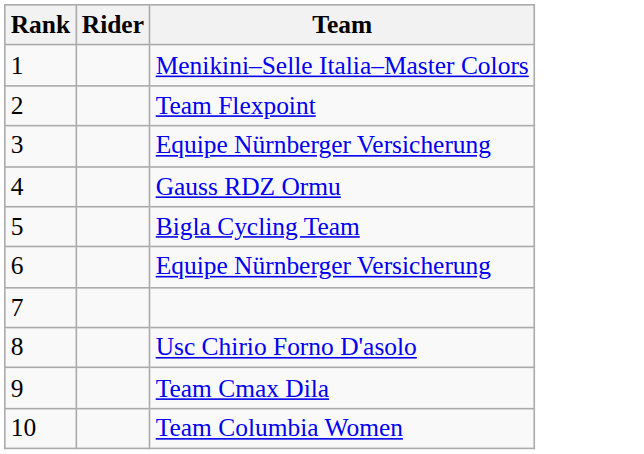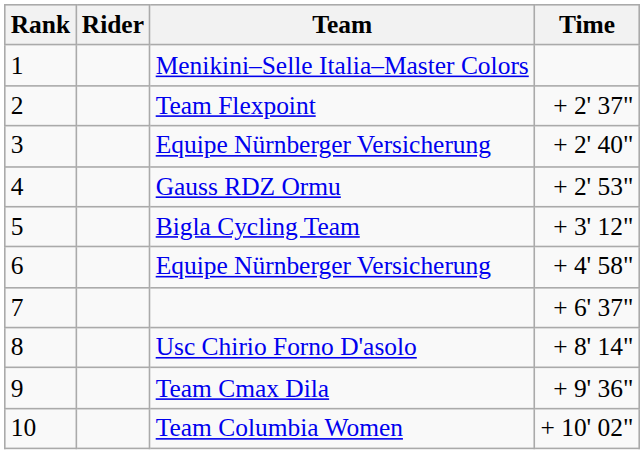+ column: (587, 24)
